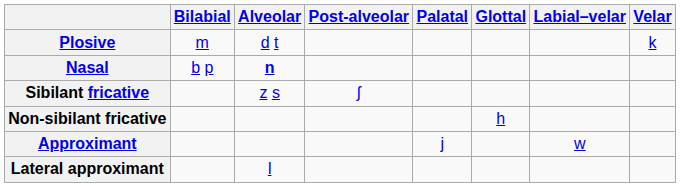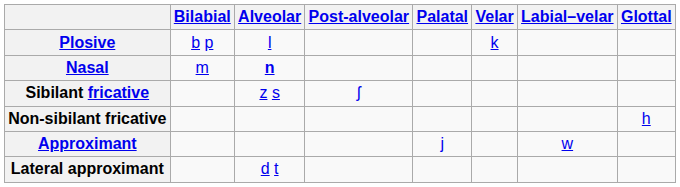columns swapped: (652, 17) <-> (501, 17)
(202, 42) m -> (202, 42) b p
(270, 42) d t -> (270, 42) l
(202, 67) b p -> (202, 67) m
(270, 169) l -> (270, 169) d t
